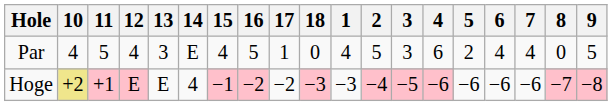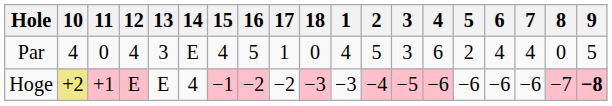(104, 52) 5 -> (104, 52) 0
(592, 84) normal -> (592, 84) bold
